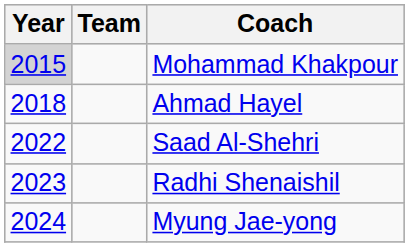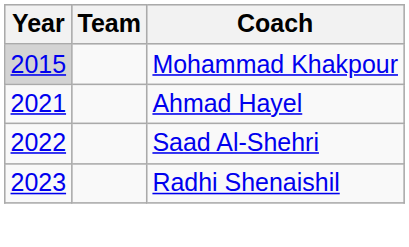(38, 103) 2018 -> (38, 103) 2021
- row: (245, 222)
